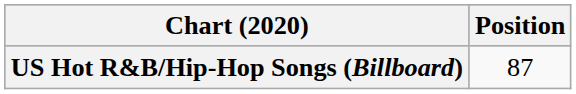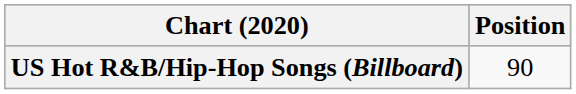(520, 66) 87 -> (520, 66) 90
